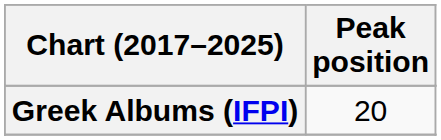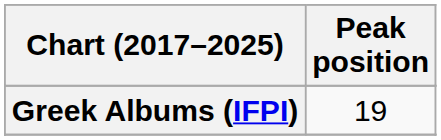(371, 109) 20 -> (371, 109) 19
